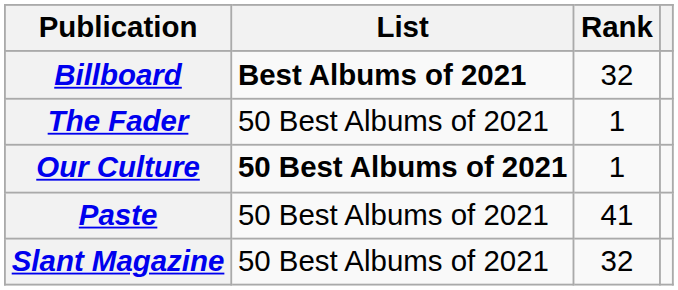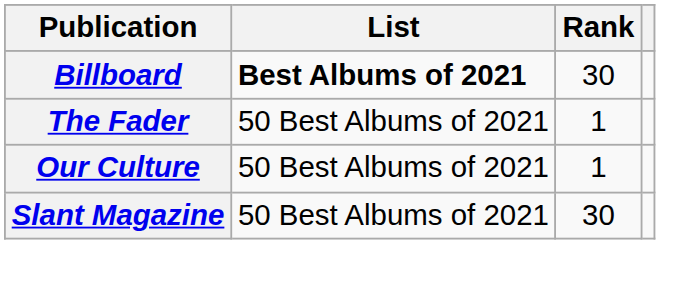(617, 74) 32 -> (598, 74) 30
(403, 167) bold -> (393, 167) normal
- row: (118, 214)
(617, 261) 32 -> (598, 214) 30
